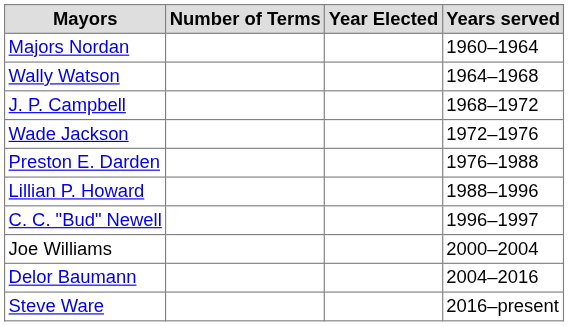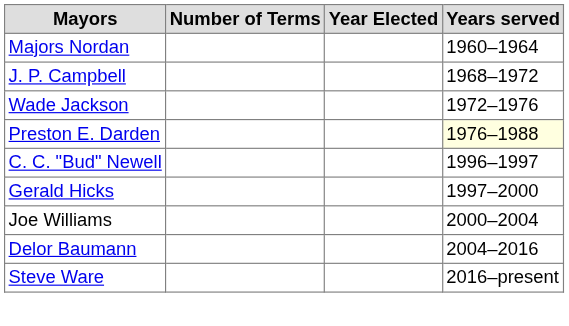- row: (64, 76)
(492, 162) no background -> (492, 133) lightyellow background
- row: (76, 191)
+ row: (61, 191)
